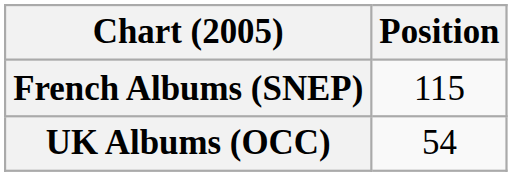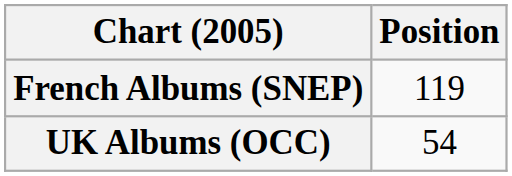(439, 87) 115 -> (439, 87) 119
